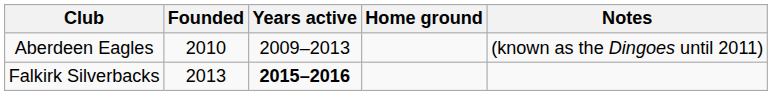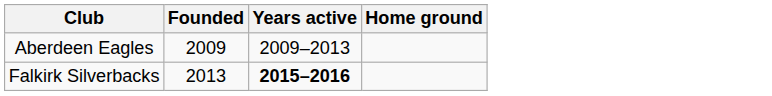- column: (627, 18)
(206, 47) 2010 -> (206, 47) 2009
